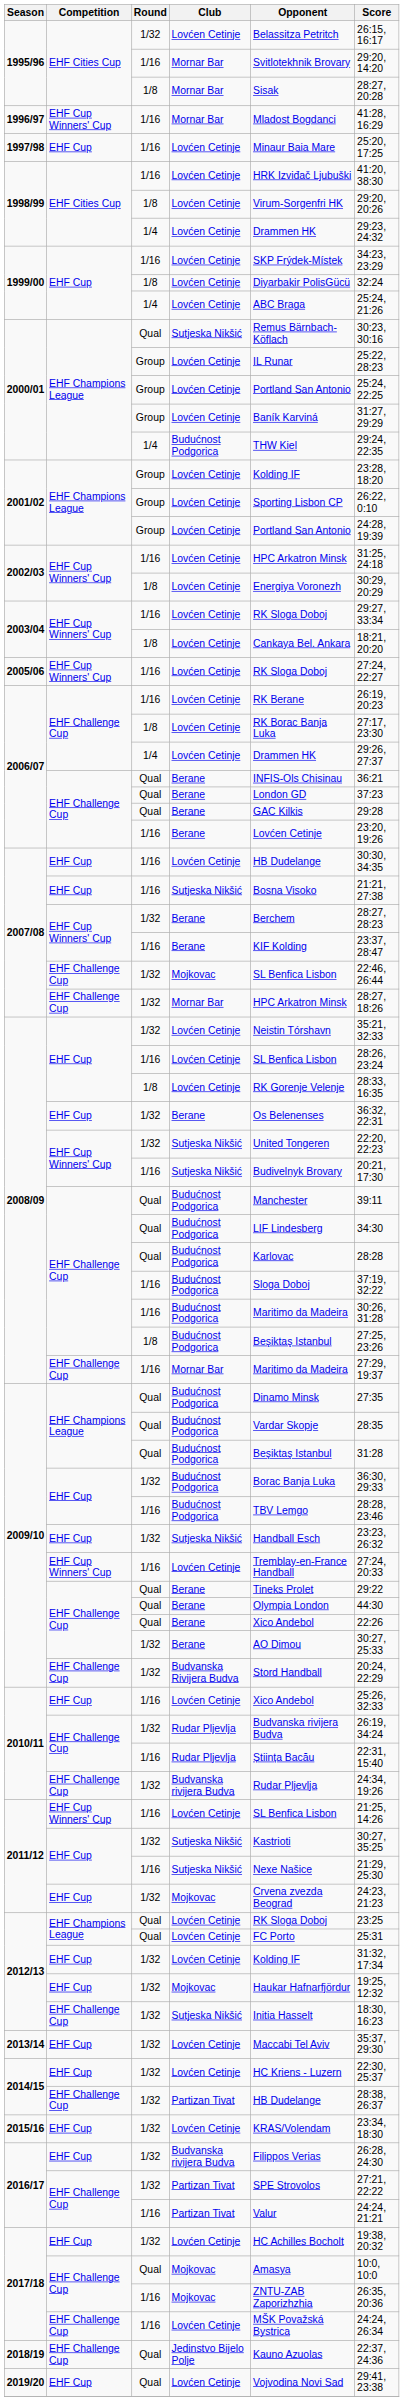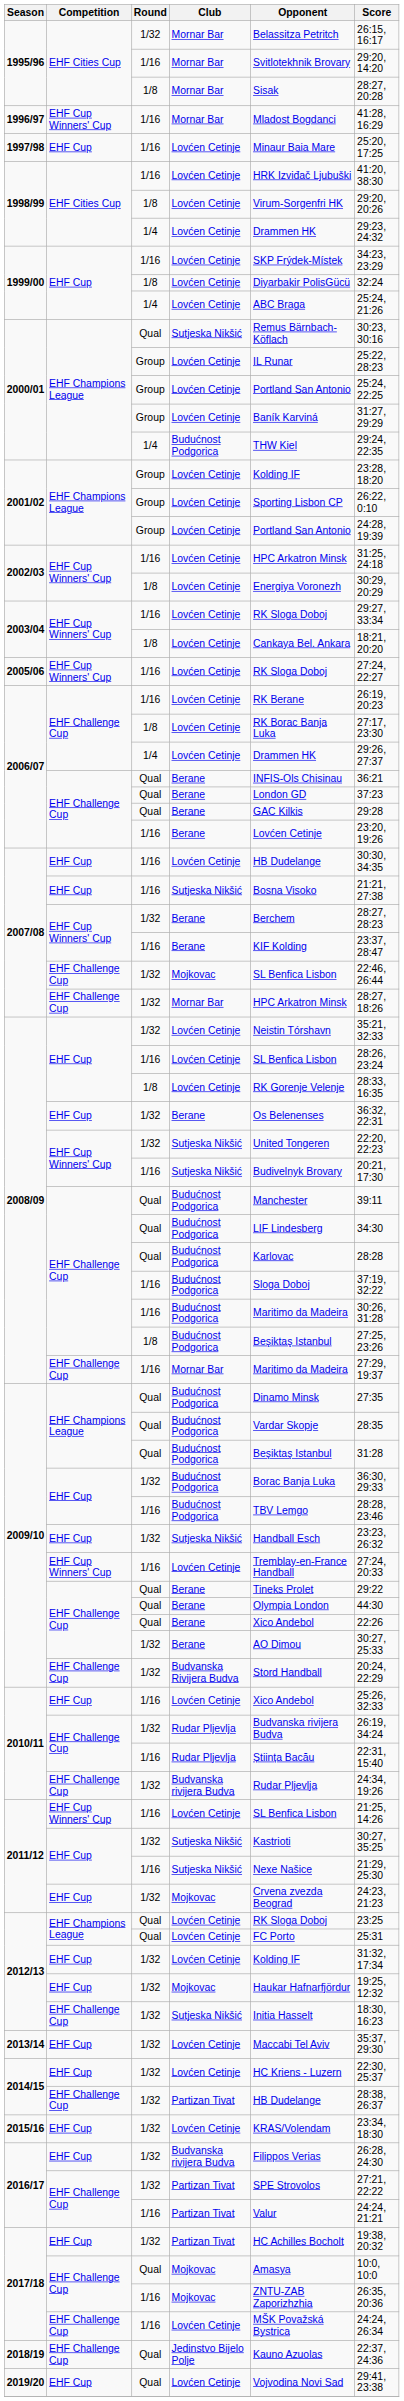(206, 35) Lovćen Cetinje -> (198, 35) Mornar Bar
(206, 2241) Lovćen Cetinje -> (203, 2241) Partizan Tivat
